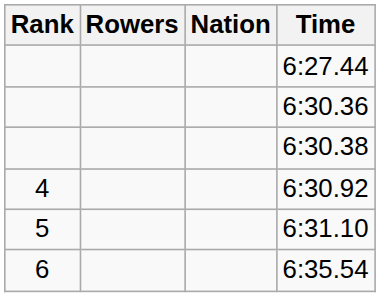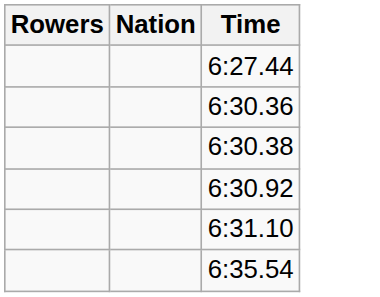- column: (42, 24)
